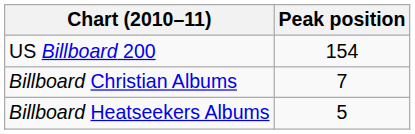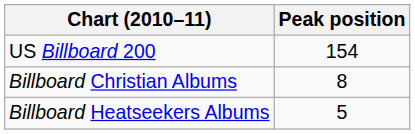(342, 81) 7 -> (342, 81) 8
